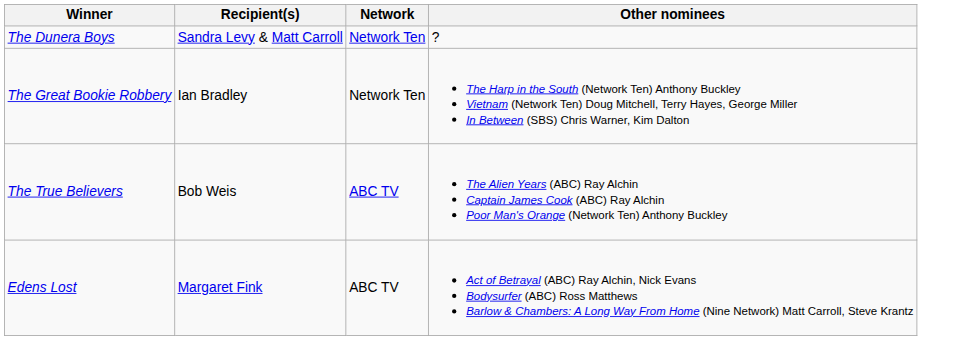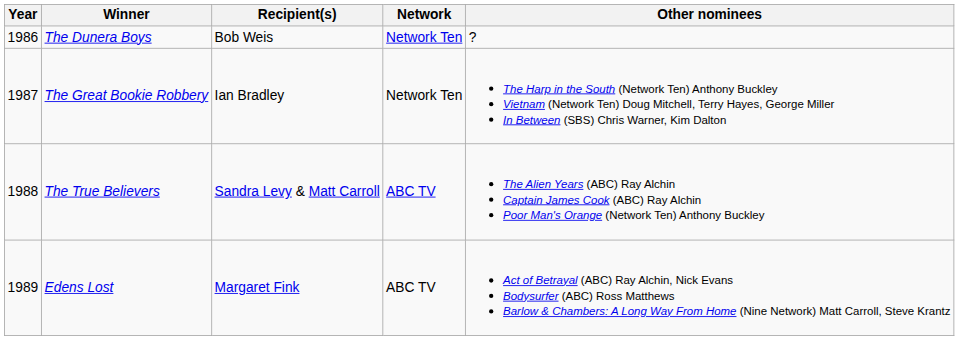+ column: (23, 15)
(260, 37) Sandra Levy & Matt Carroll -> (244, 37) Bob Weis
(207, 191) Bob Weis -> (297, 191) Sandra Levy & Matt Carroll
